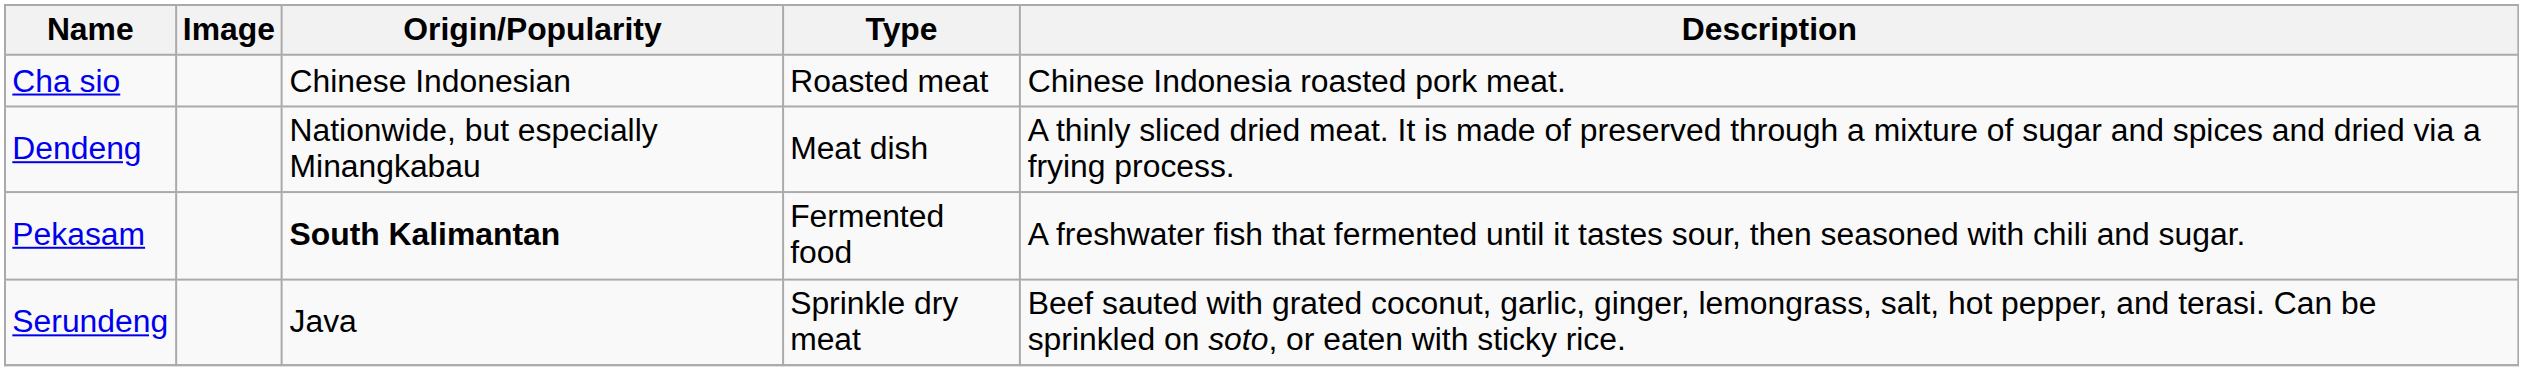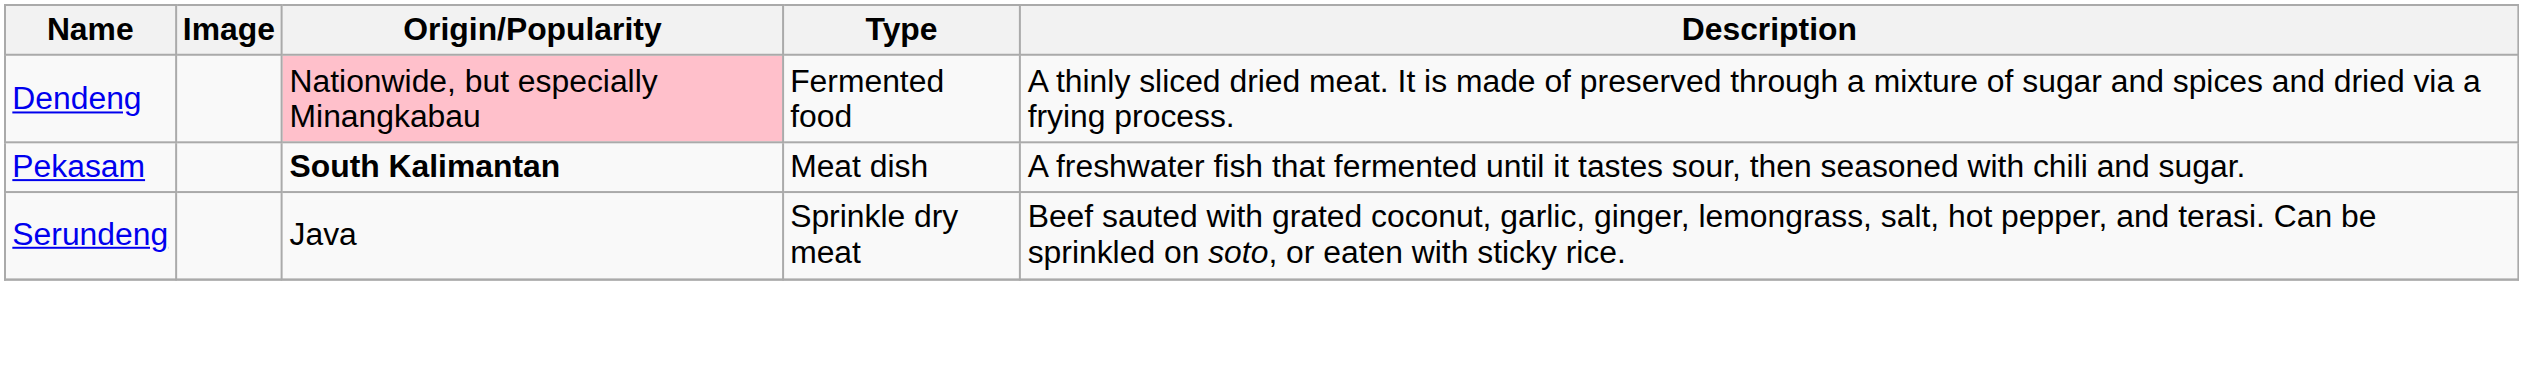- row: (66, 80)
(474, 148) no background -> (474, 98) pink background
(859, 148) Meat dish -> (867, 98) Fermented food
(867, 234) Fermented food -> (859, 166) Meat dish
